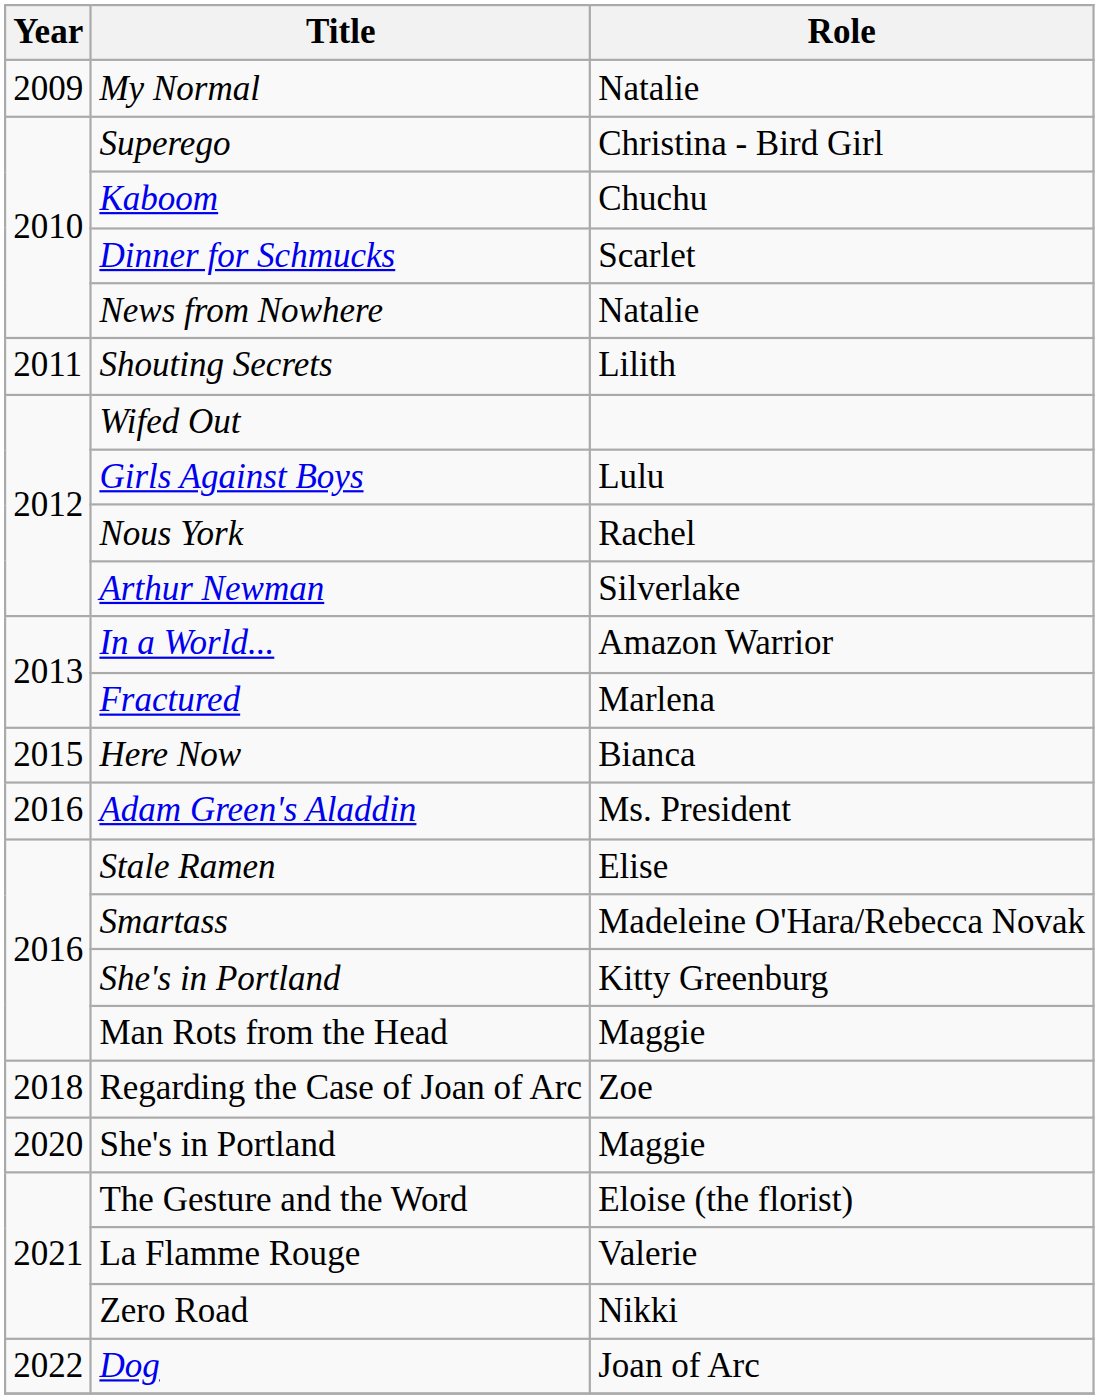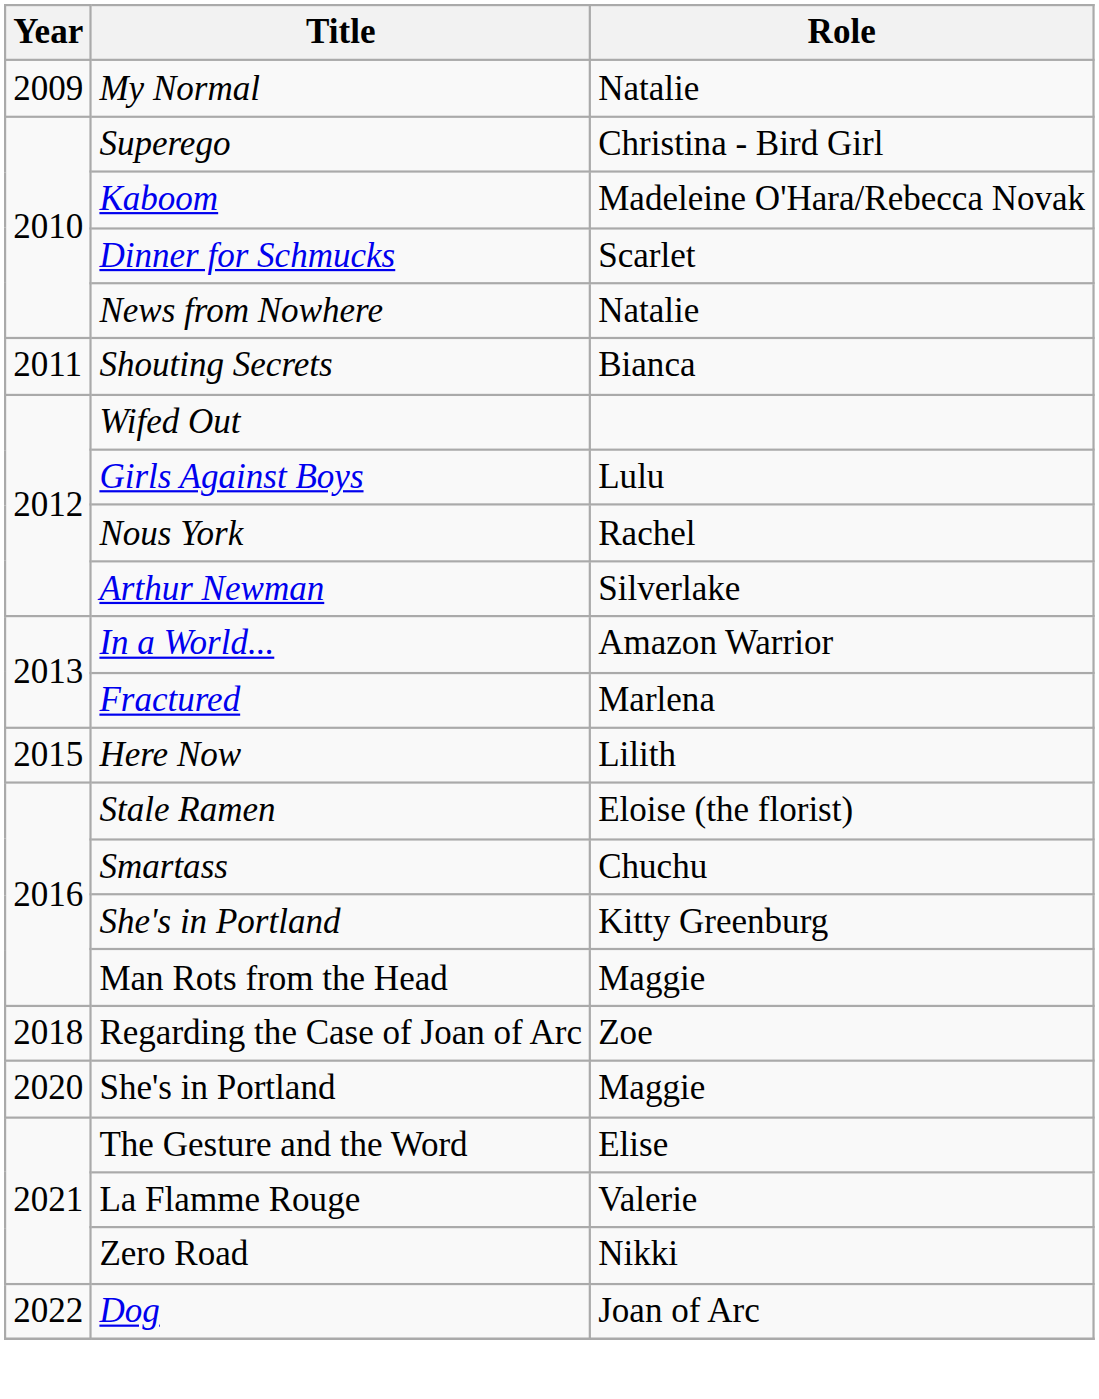(653, 198) Chuchu -> (842, 198) Madeleine O'Hara/Rebecca Novak
(637, 365) Lilith -> (647, 365) Bianca
(647, 754) Bianca -> (637, 754) Lilith
- row: (48, 810)
(633, 865) Elise -> (726, 810) Eloise (the florist)
(842, 921) Madeleine O'Hara/Rebecca Novak -> (653, 865) Chuchu
(726, 1199) Eloise (the florist) -> (633, 1143) Elise
